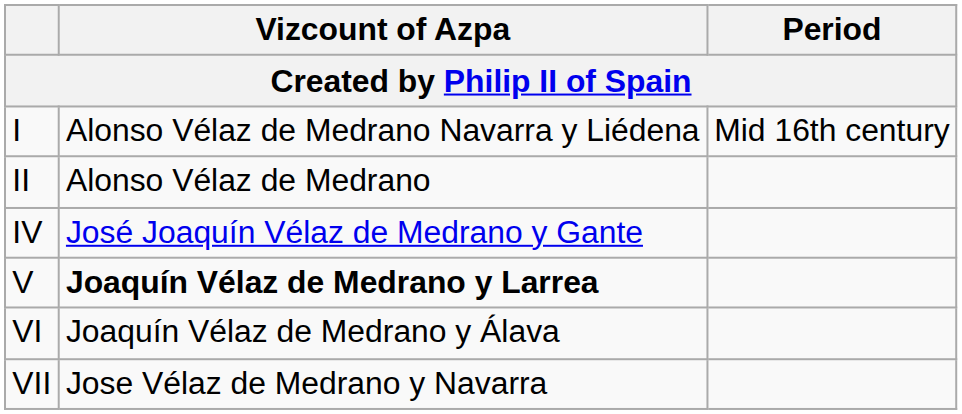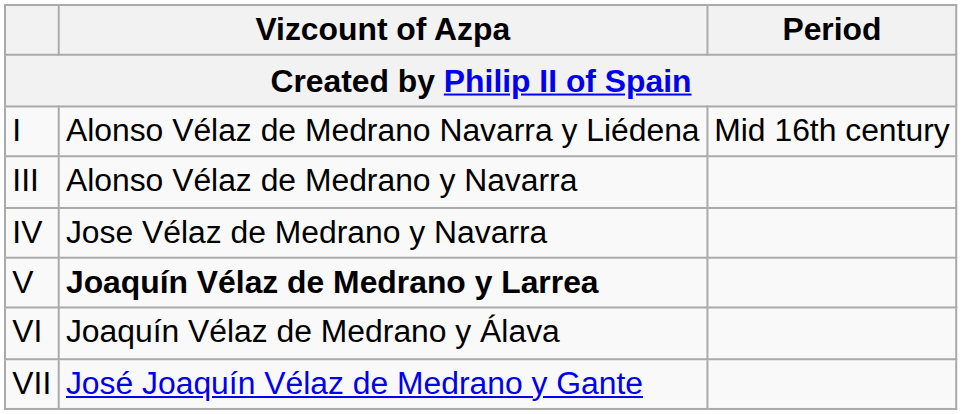- row: (21, 181)
+ row: (26, 181)
(354, 231) José Joaquín Vélaz de Medrano y Gante -> (307, 231) Jose Vélaz de Medrano y Navarra
(307, 383) Jose Vélaz de Medrano y Navarra -> (354, 383) José Joaquín Vélaz de Medrano y Gante
